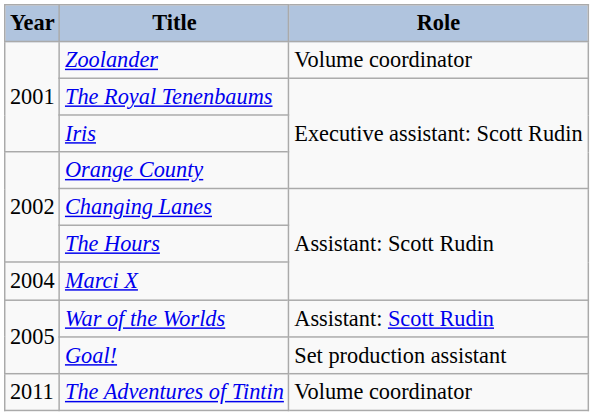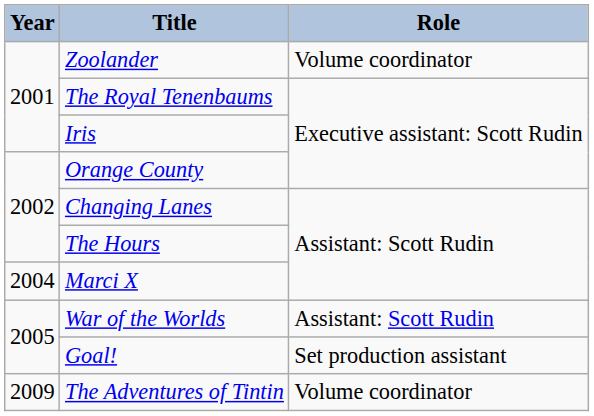(32, 391) 2011 -> (32, 391) 2009
